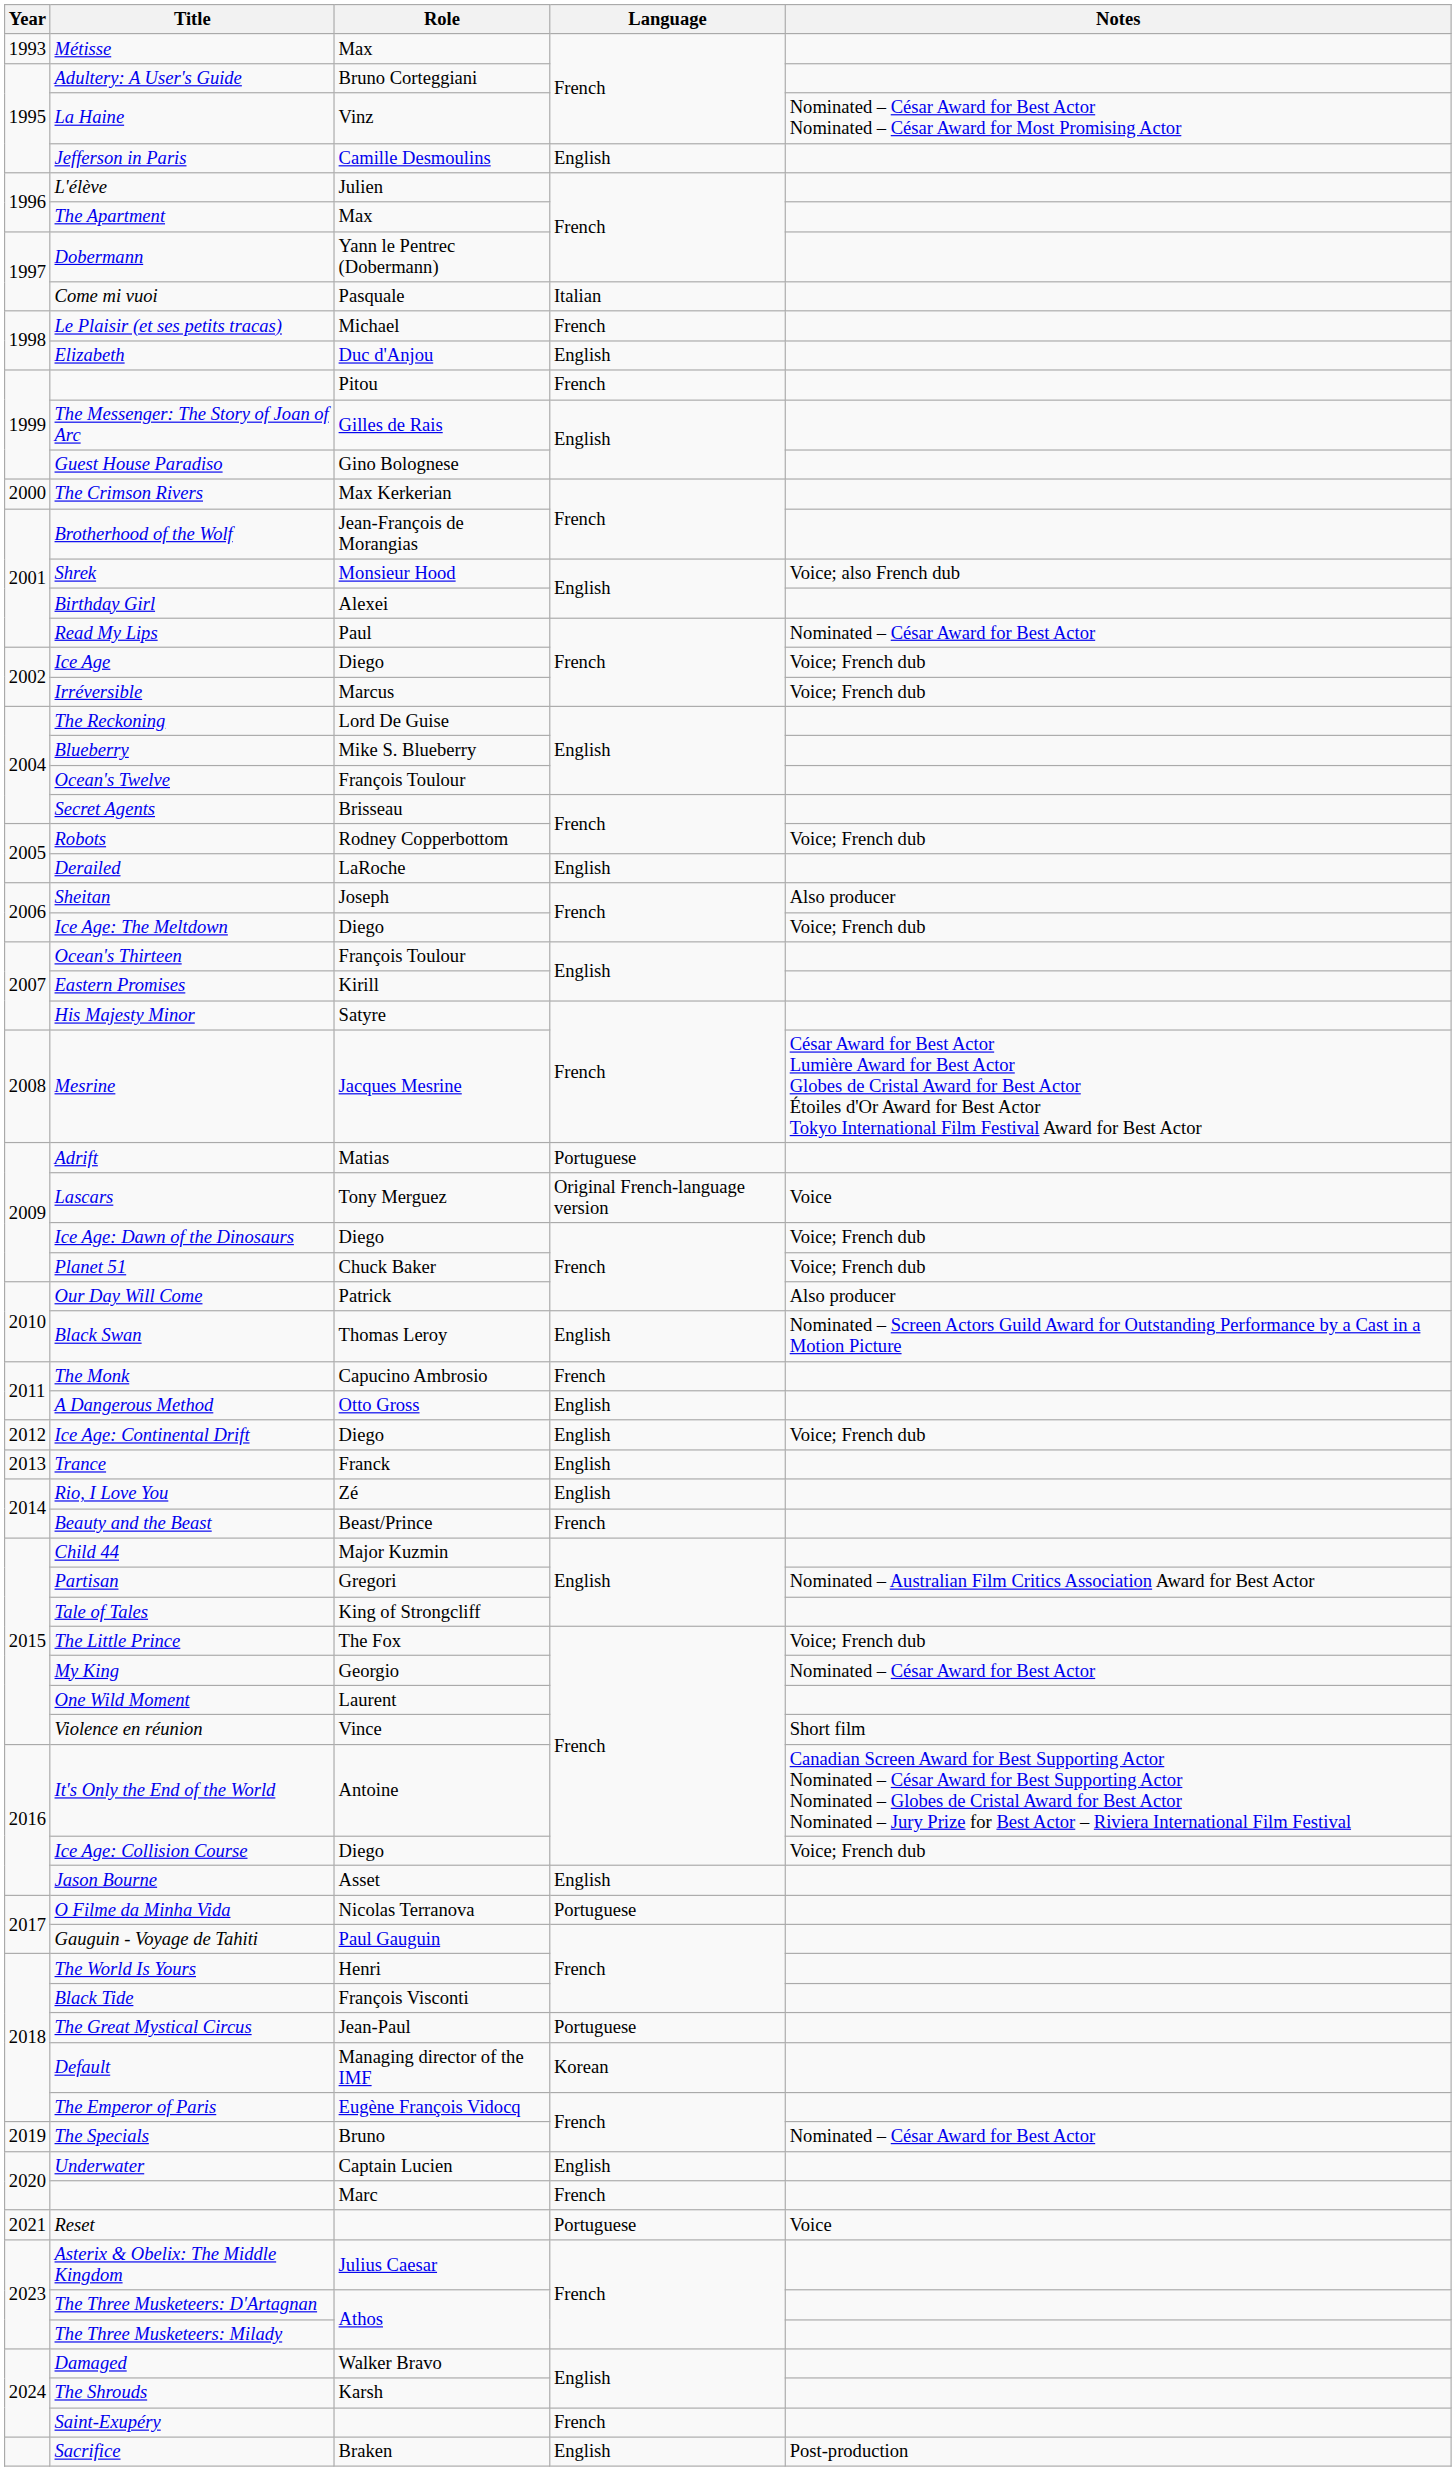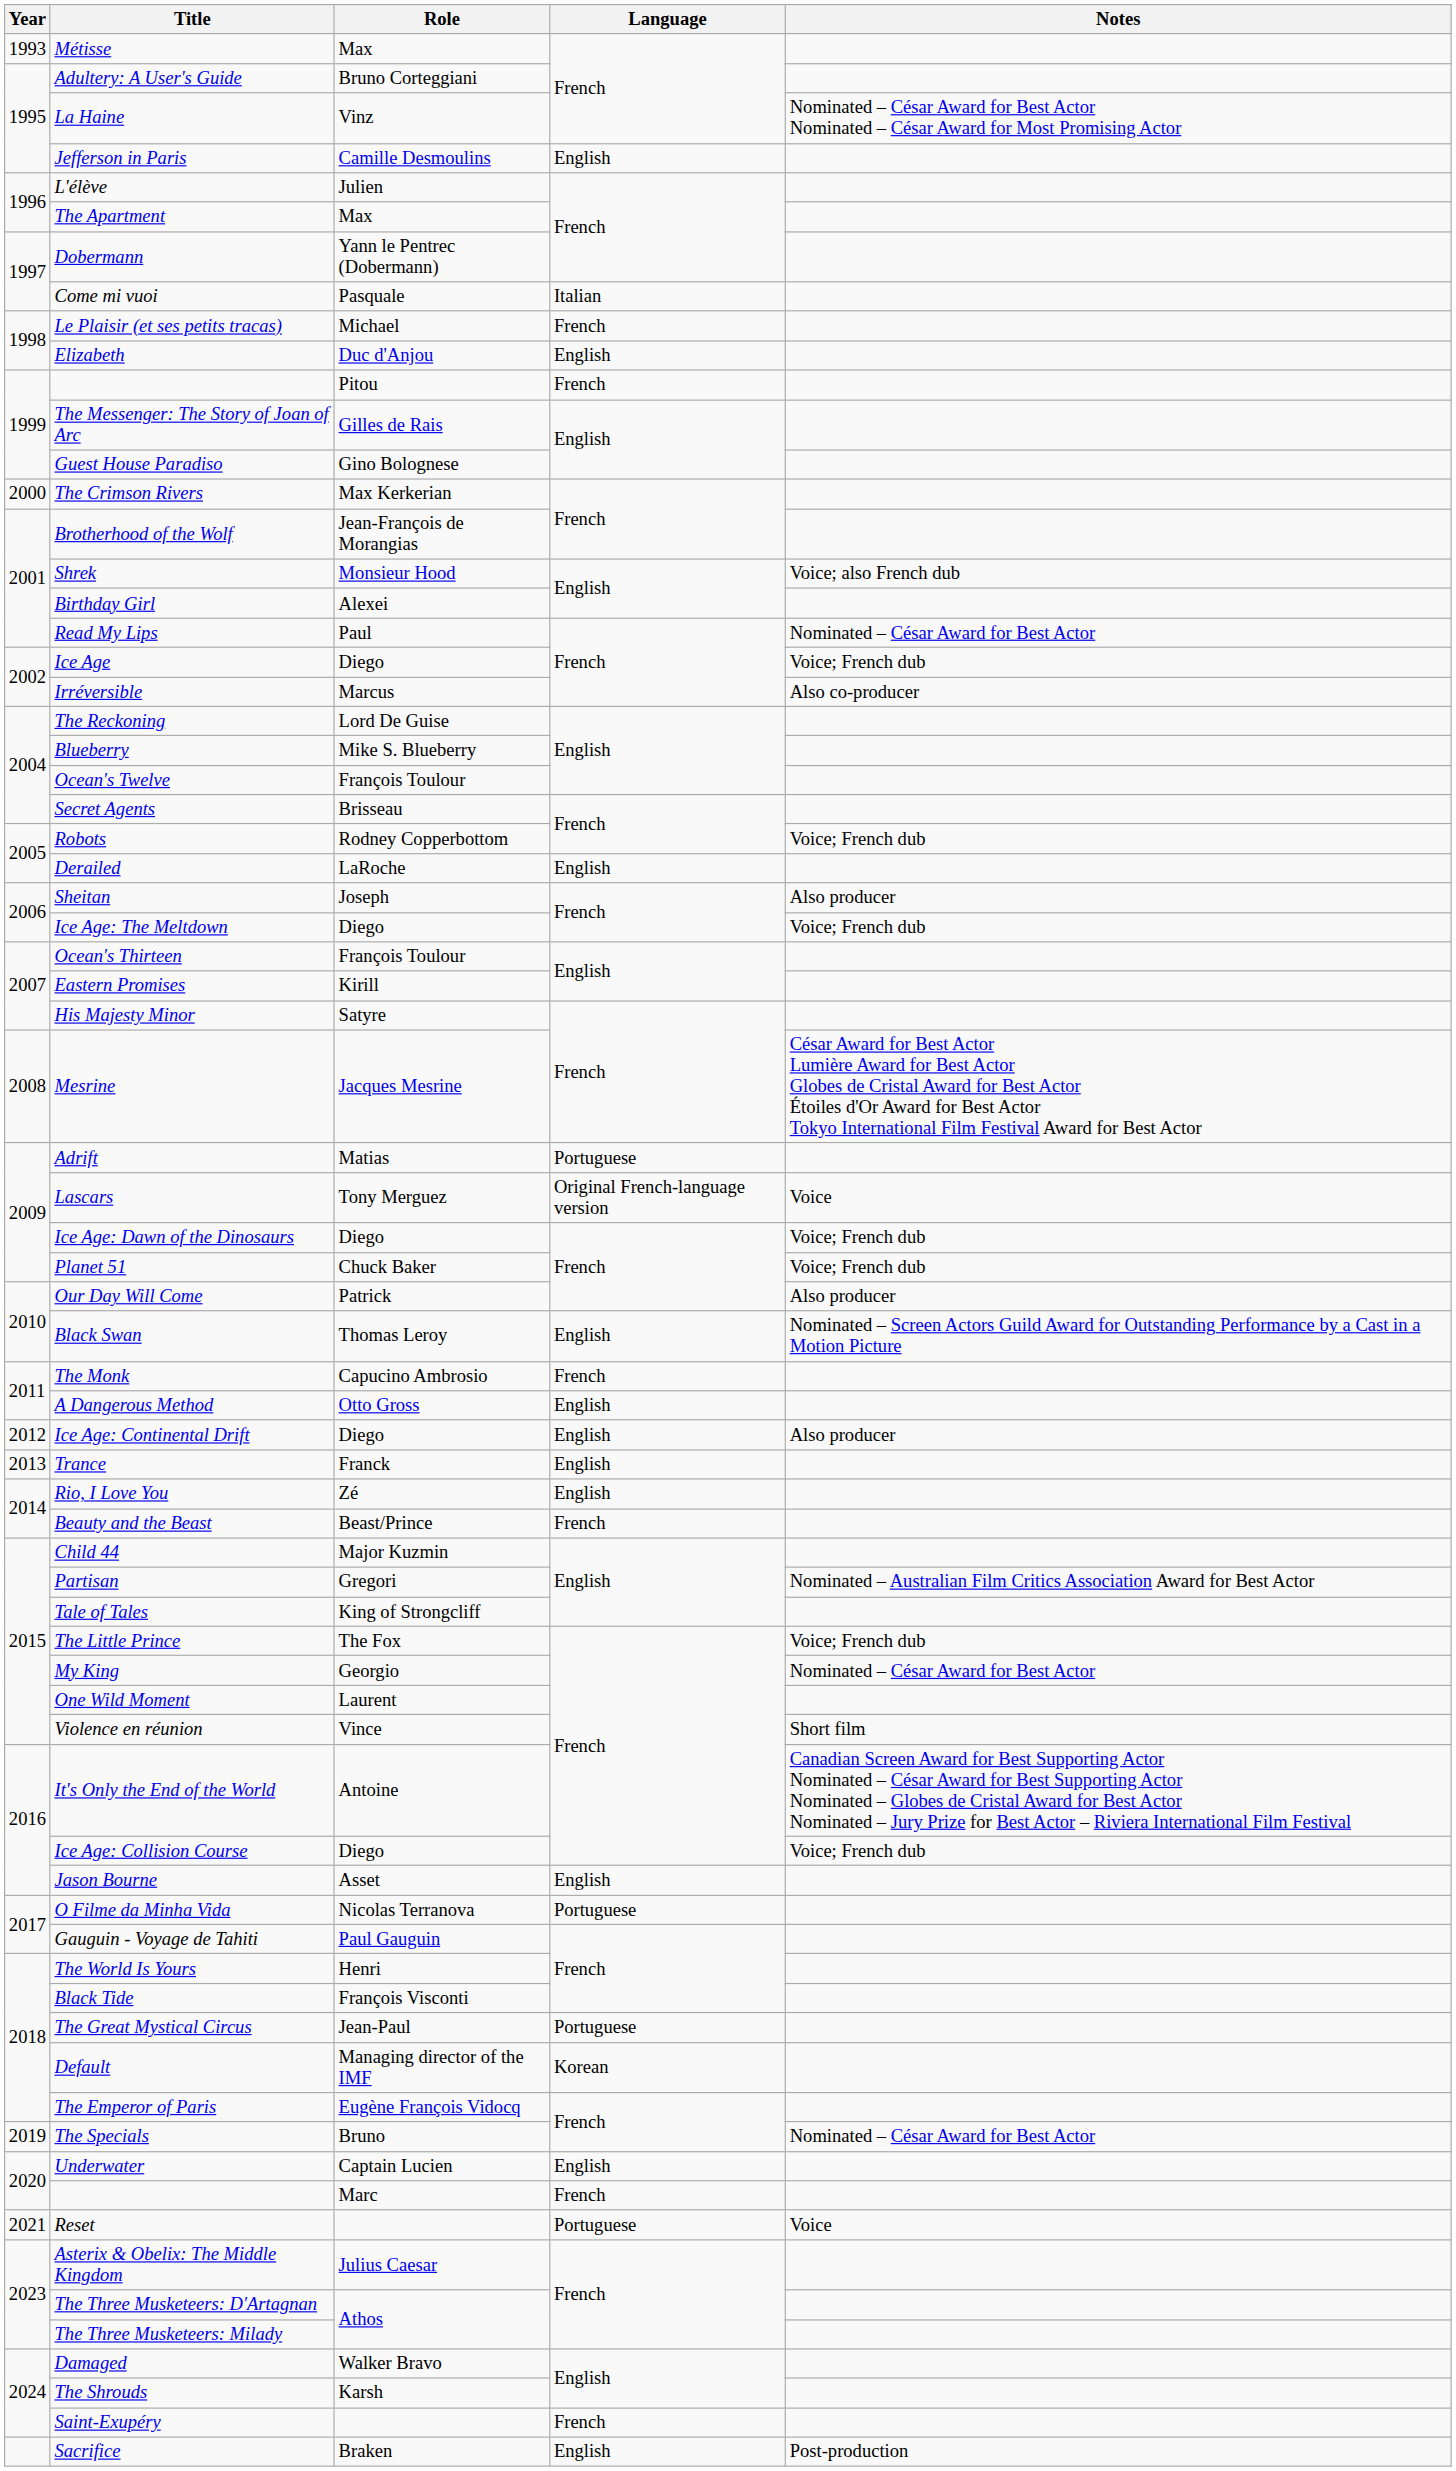(858, 691) Voice; French dub -> (854, 691) Also co-producer
(858, 1434) Voice; French dub -> (843, 1434) Also producer
